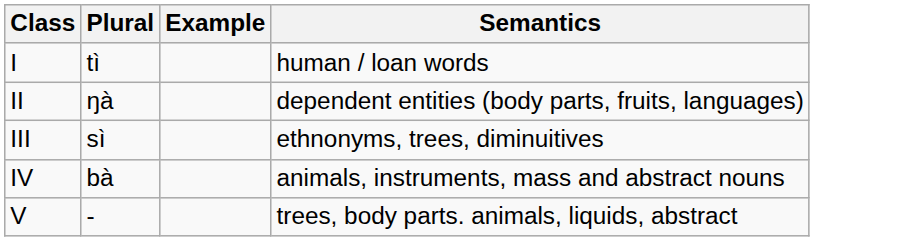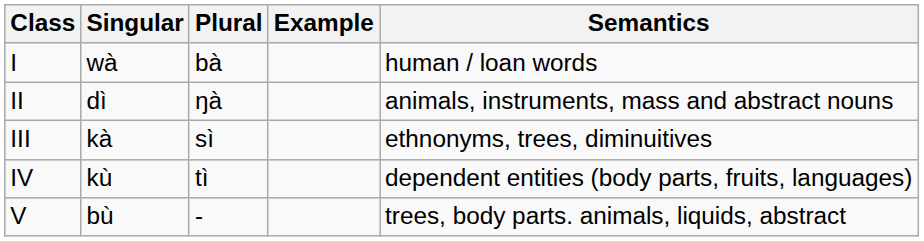+ column: (135, 23)
(93, 62) tì -> (209, 62) bà
(540, 100) dependent entities (body parts, fruits, languages) -> (639, 100) animals, instruments, mass and abstract nouns
(100, 178) bà -> (202, 178) tì
(531, 178) animals, instruments, mass and abstract nouns -> (649, 178) dependent entities (body parts, fruits, languages)
